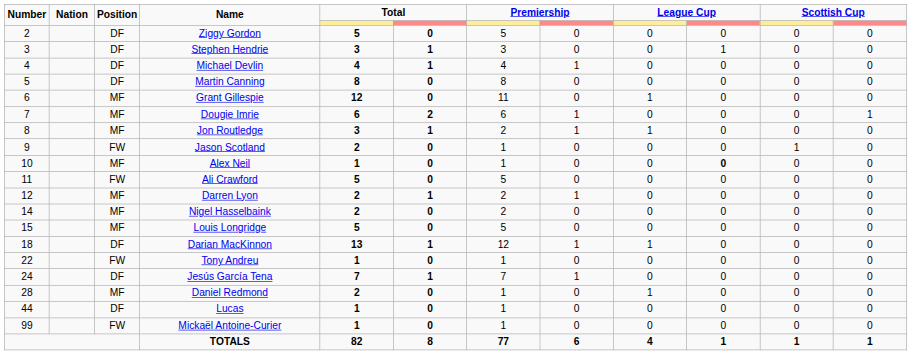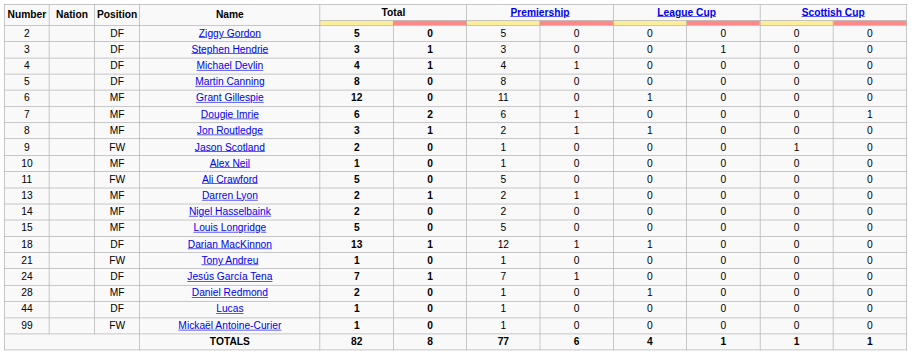(723, 163) bold -> (723, 163) normal
(27, 195) 12 -> (27, 195) 13
(27, 260) 22 -> (27, 260) 21
